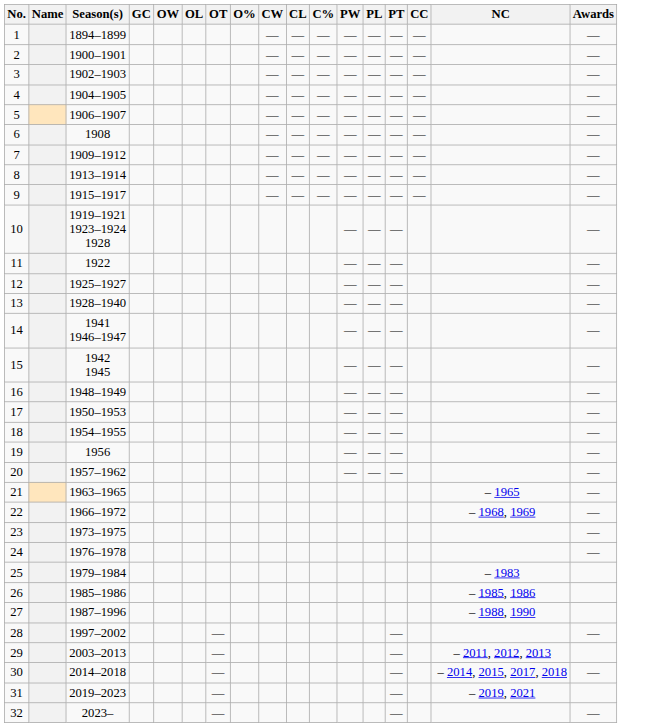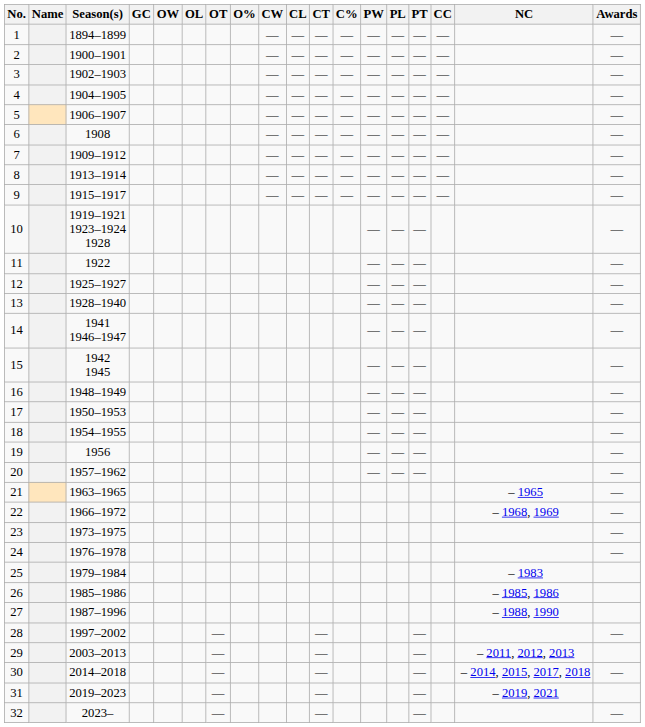+ column: (321, 14)
